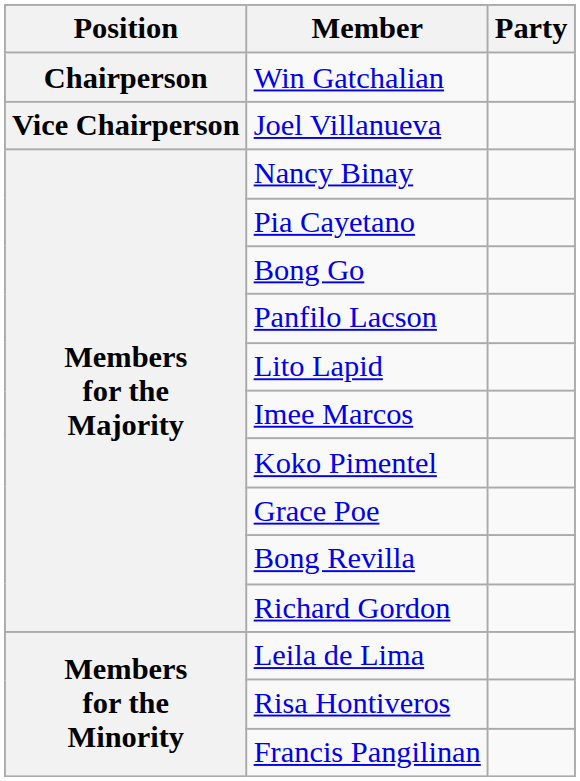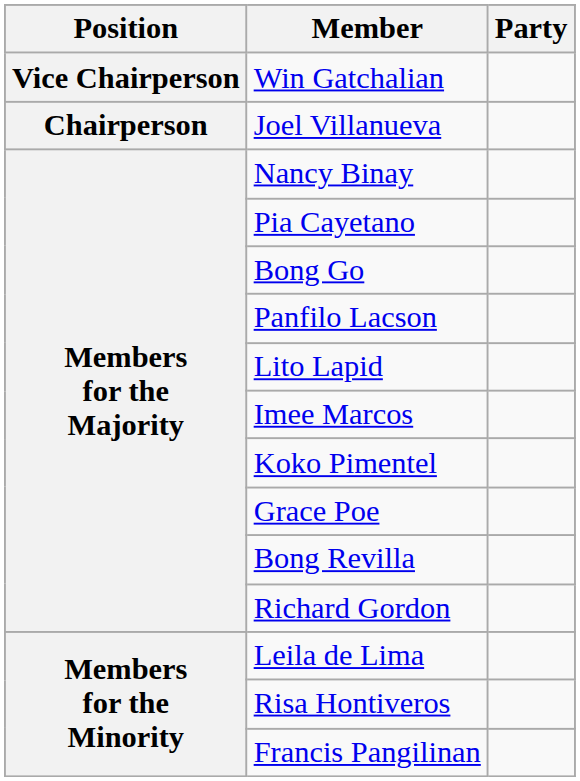(126, 76) Chairperson -> (126, 76) Vice Chairperson
(126, 125) Vice Chairperson -> (126, 125) Chairperson
